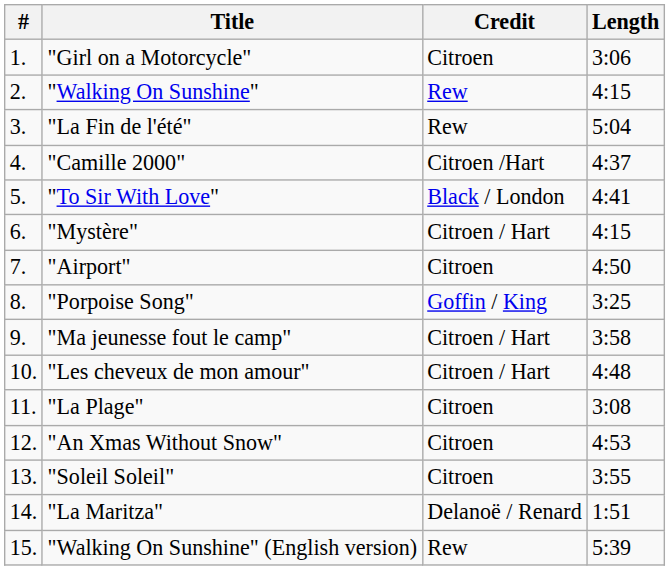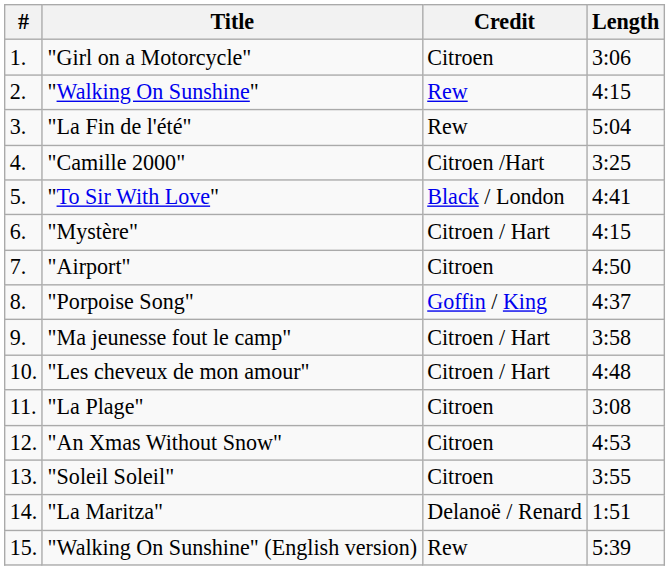(612, 162) 4:37 -> (612, 162) 3:25
(612, 302) 3:25 -> (612, 302) 4:37
